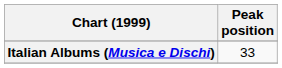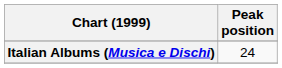(248, 52) 33 -> (248, 52) 24
